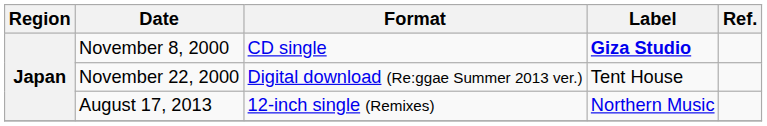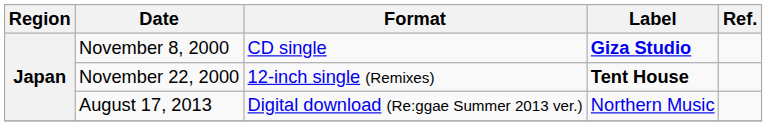(415, 76) Digital download (Re:ggae Summer 2013 ver.) -> (341, 76) 12-inch single (Remixes)
(637, 76) normal -> (640, 76) bold
(341, 105) 12-inch single (Remixes) -> (415, 105) Digital download (Re:ggae Summer 2013 ver.)
